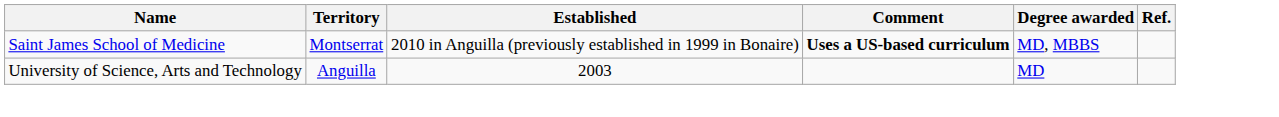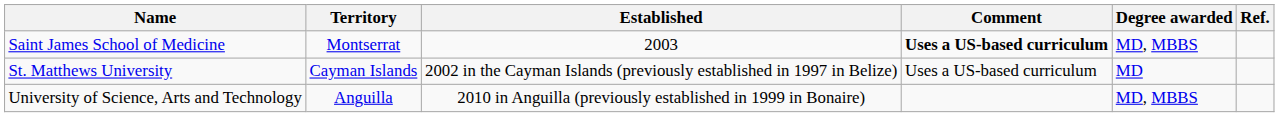(595, 44) 2010 in Anguilla (previously established in 1999 in Bonaire) -> (661, 44) 2003
+ row: (90, 71)
(595, 71) 2003 -> (661, 97) 2010 in Anguilla (previously established in 1999 in Bonaire)
(1031, 71) MD -> (1157, 97) MD, MBBS
